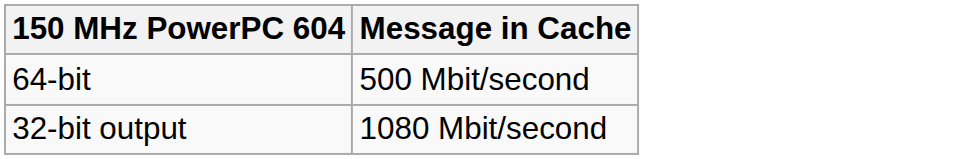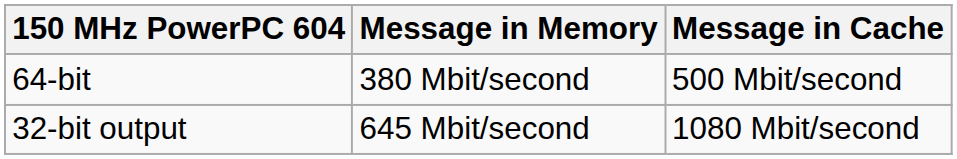+ column: (509, 29)
